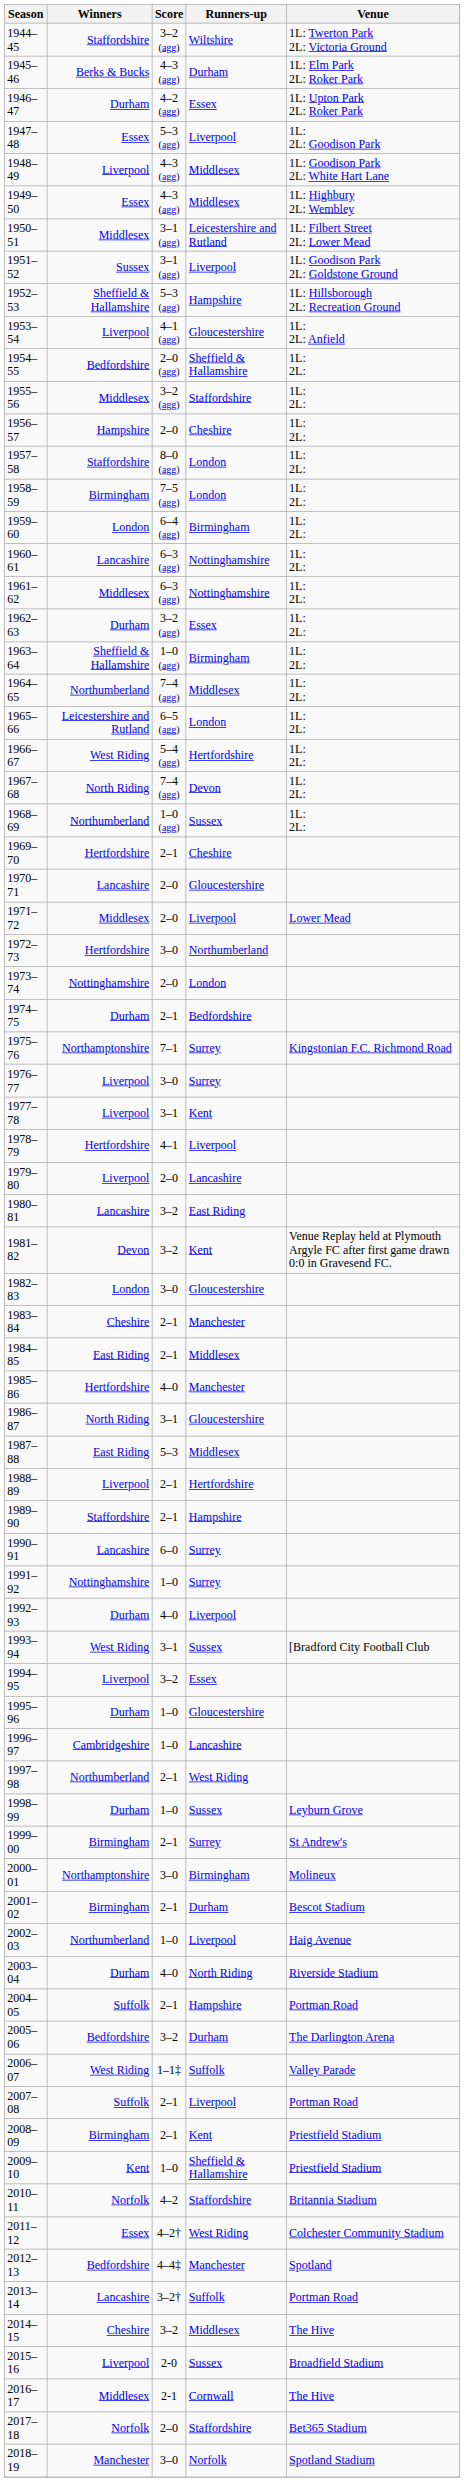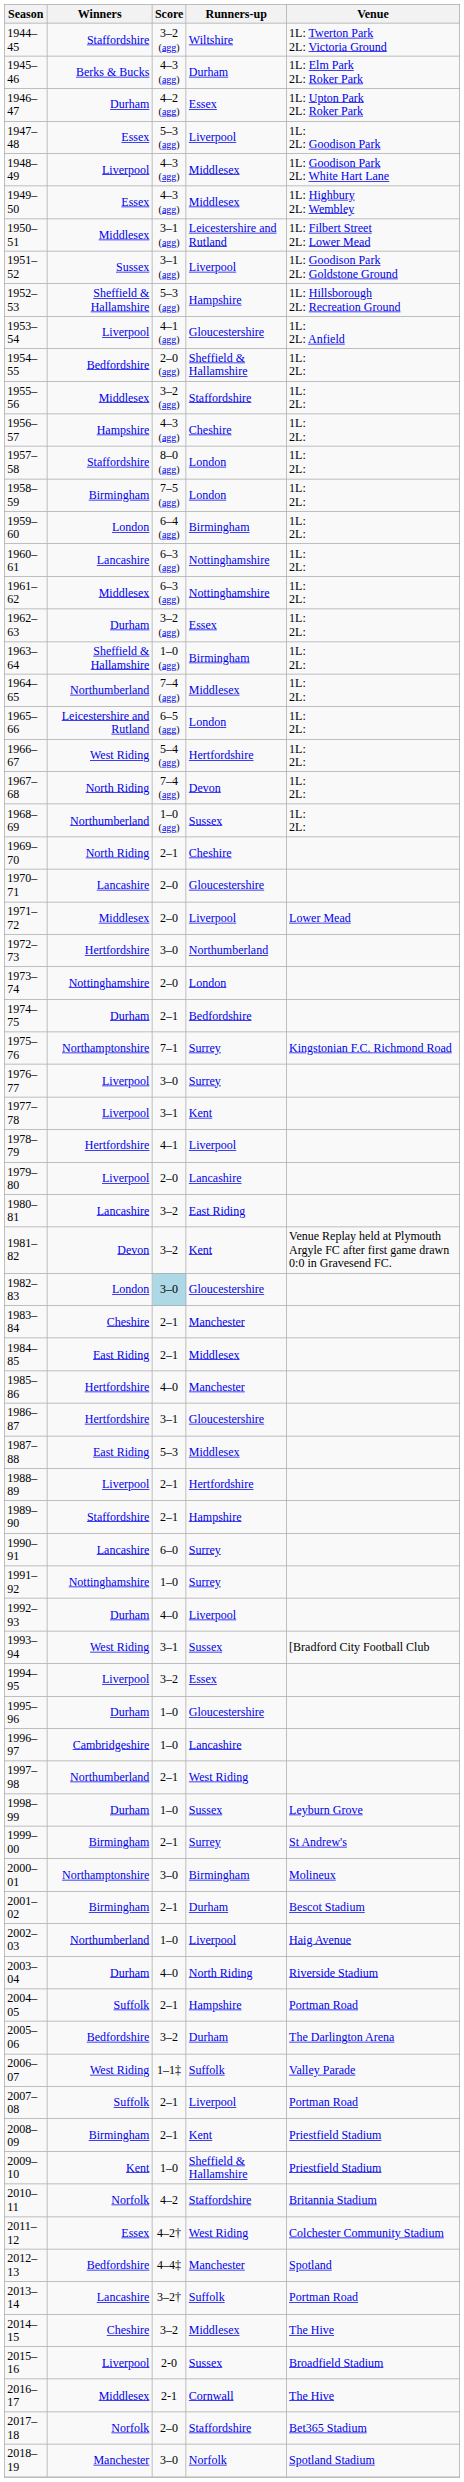(169, 430) 2–0 -> (169, 430) 4–3 (agg)
(117, 853) Hertfordshire -> (118, 853) North Riding
(169, 1289) no background -> (169, 1289) lightblue background
(118, 1419) North Riding -> (117, 1419) Hertfordshire
